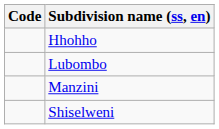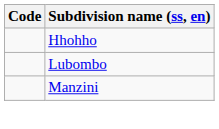- row: (81, 111)
